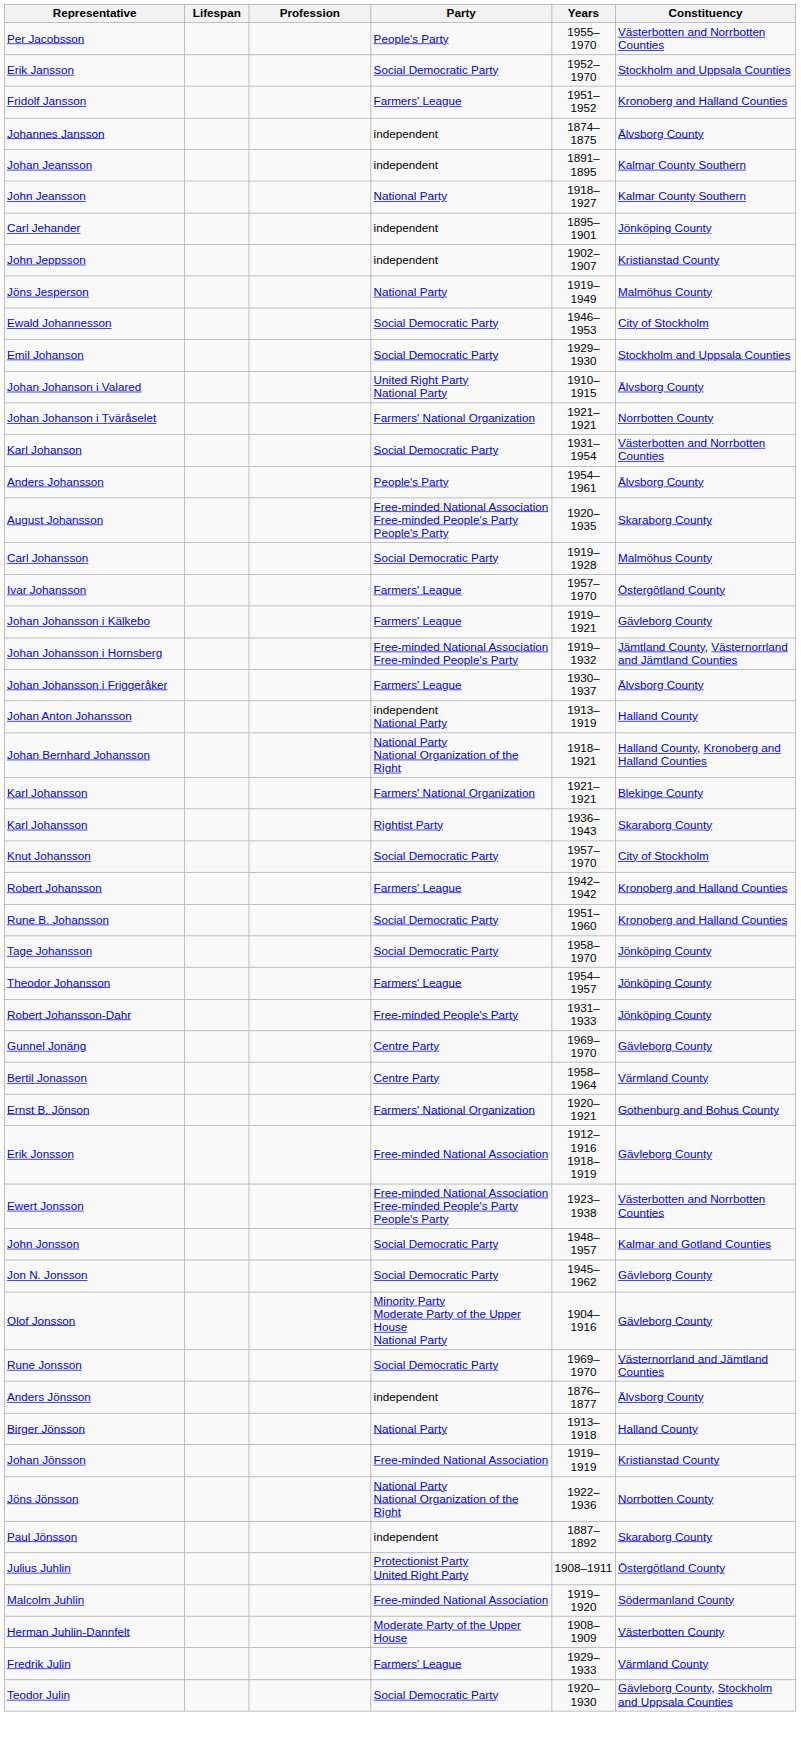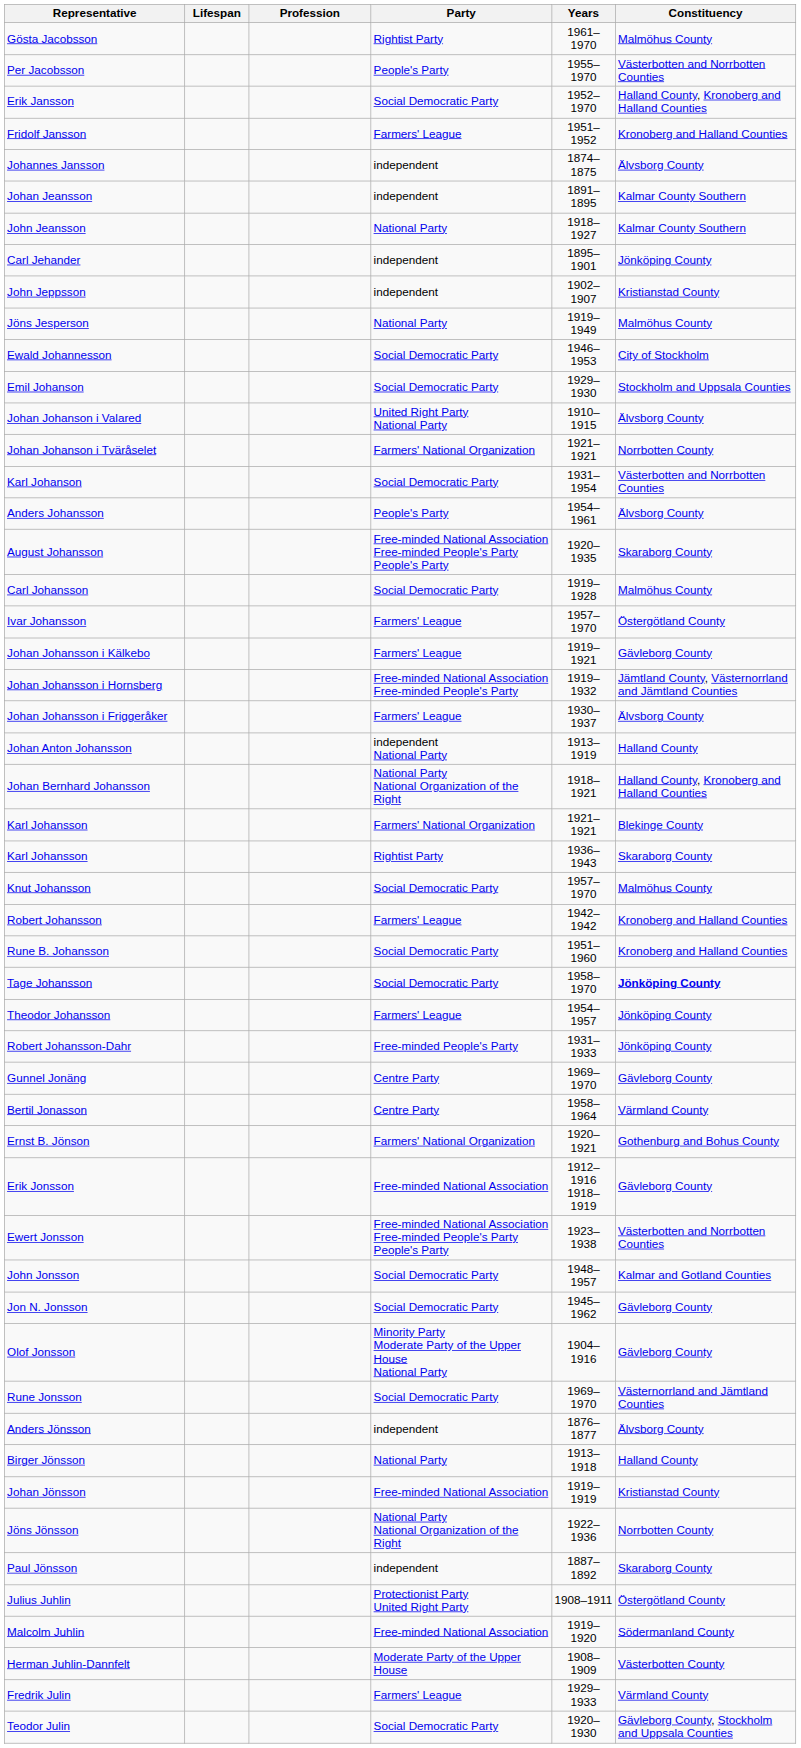+ row: (52, 38)
(704, 70) Stockholm and Uppsala Counties -> (699, 102) Halland County, Kronoberg and Halland Counties
(663, 856) City of Stockholm -> (665, 888) Malmöhus County
(665, 951) normal -> (669, 983) bold
